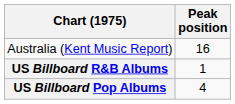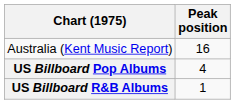rows swapped: (90, 88) <-> (90, 68)
